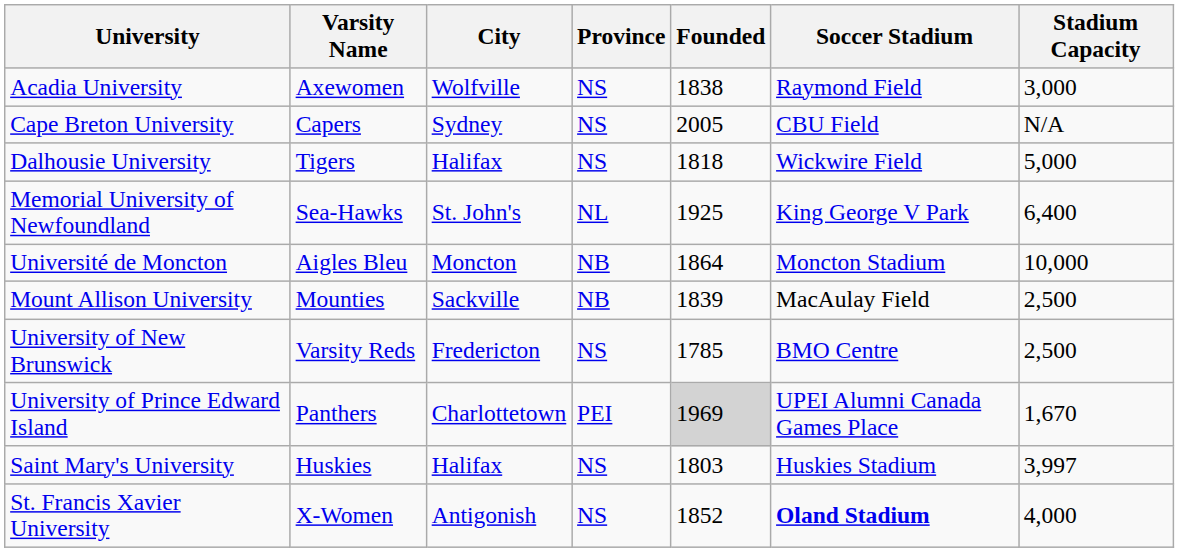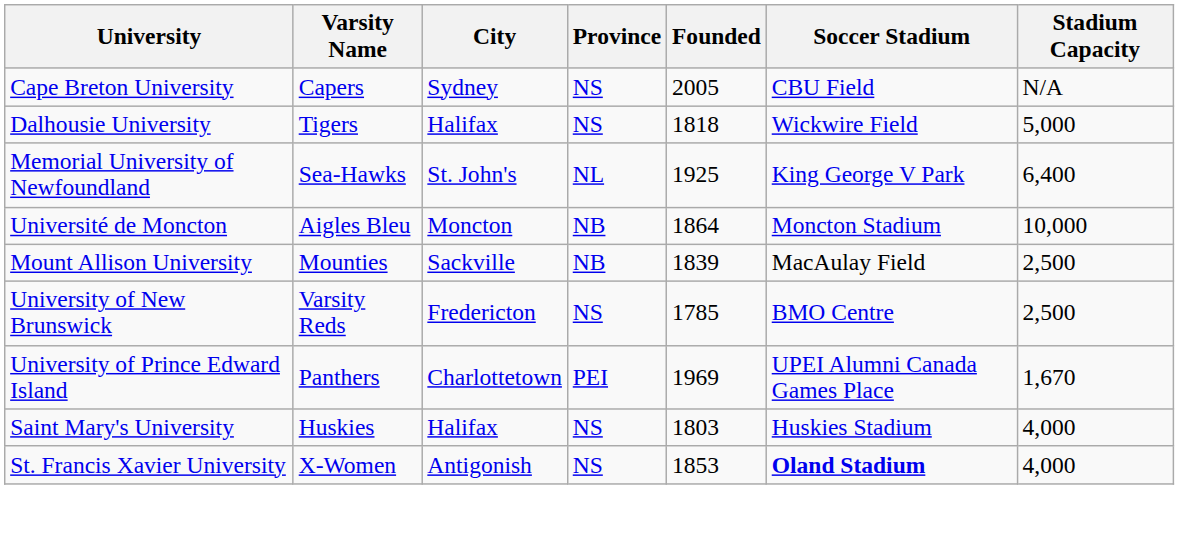- row: (96, 86)
(700, 414) lightgrey background -> (696, 376) no background
(1050, 464) 3,997 -> (1049, 427) 4,000
(700, 515) 1852 -> (696, 464) 1853
